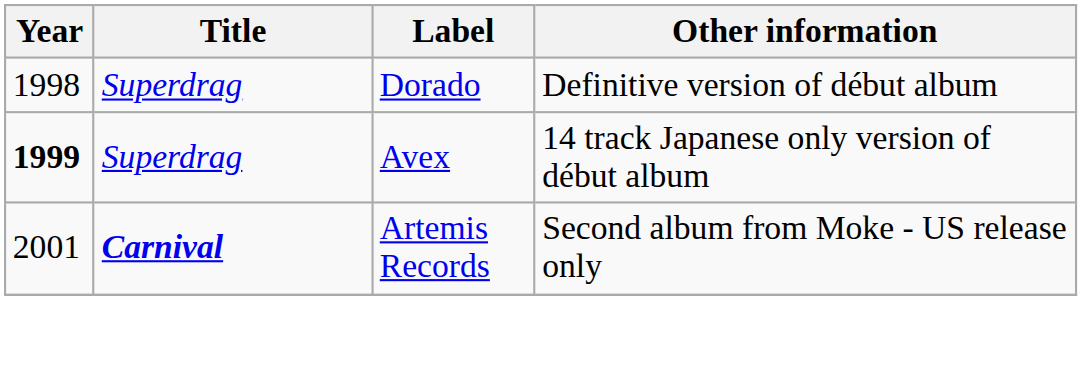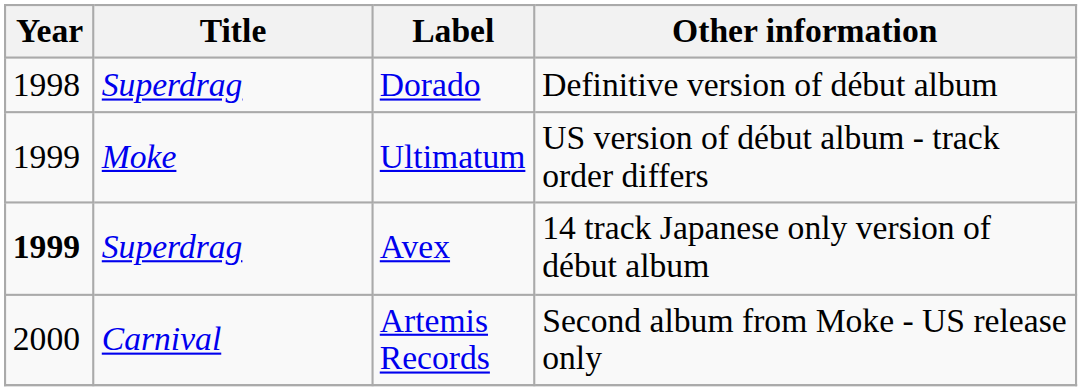+ row: (453, 156)
(46, 247) 2001 -> (46, 338) 2000
(162, 247) bold -> (162, 338) normal
